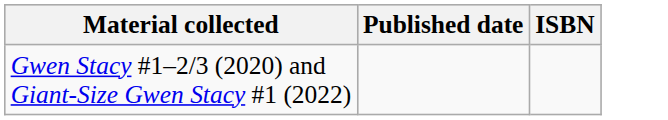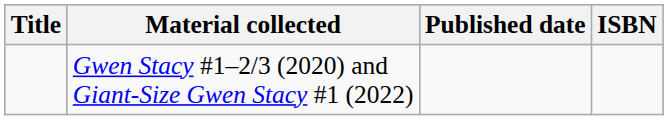+ column: (36, 24)
